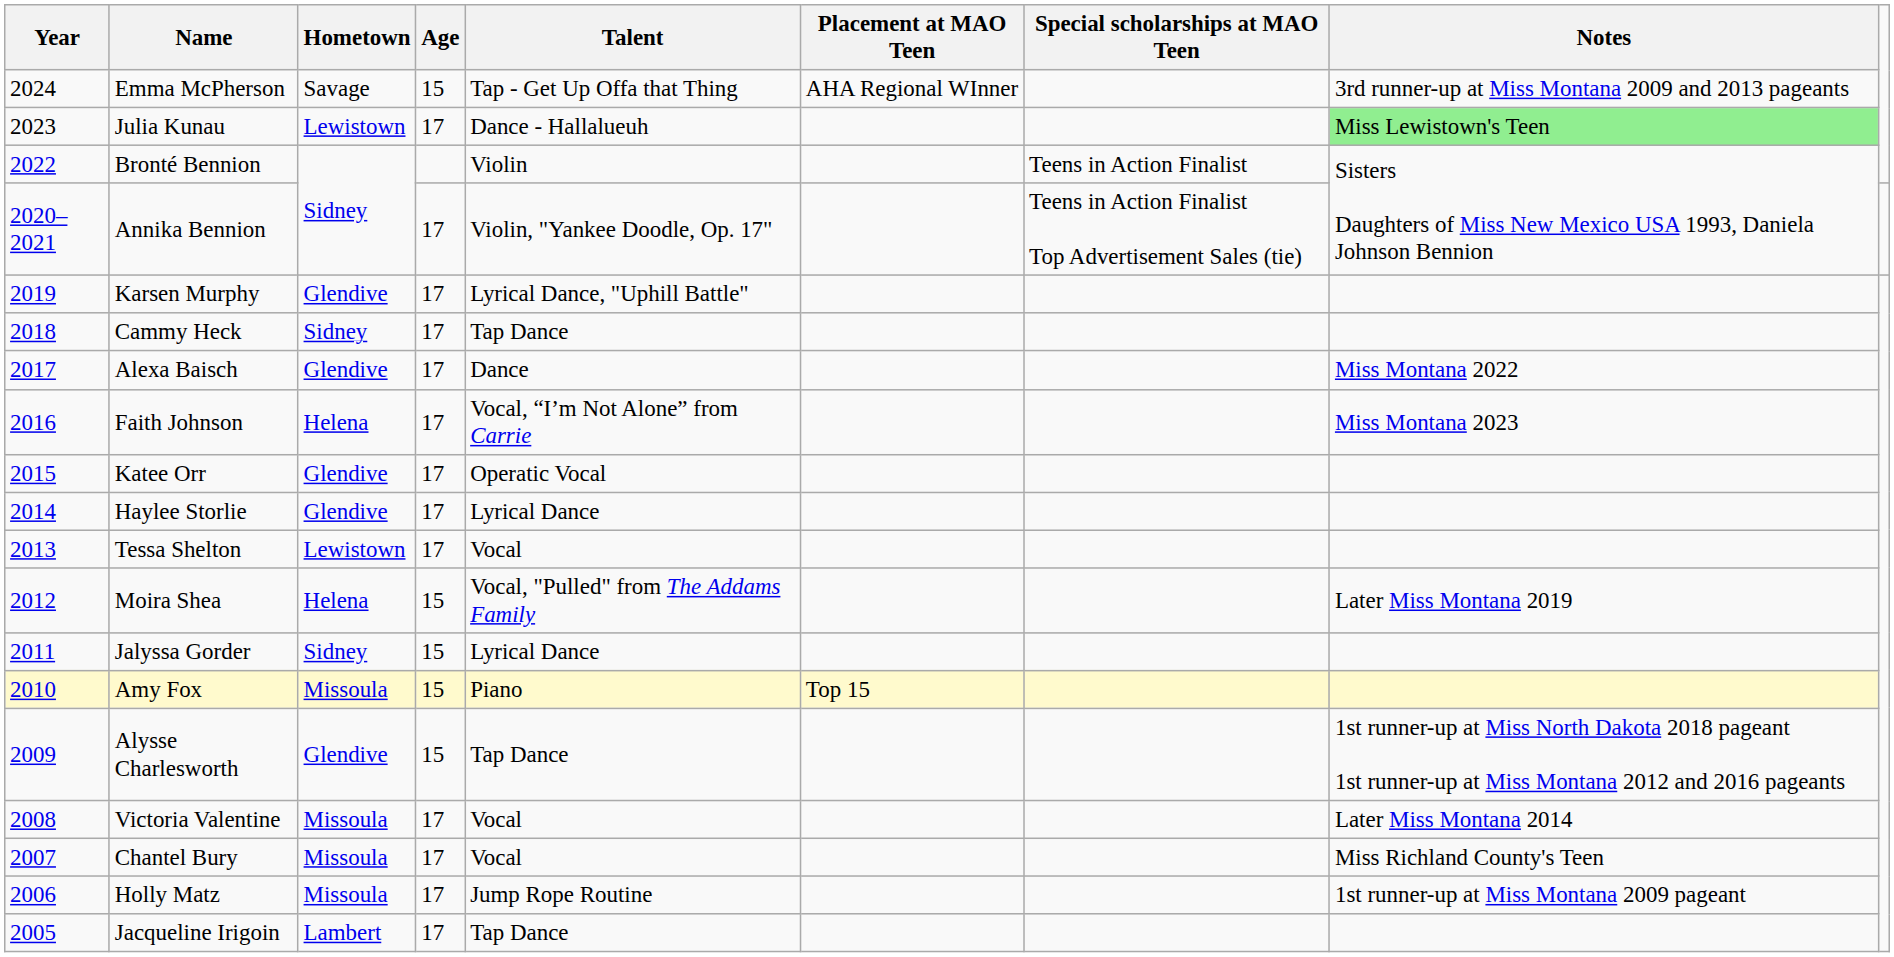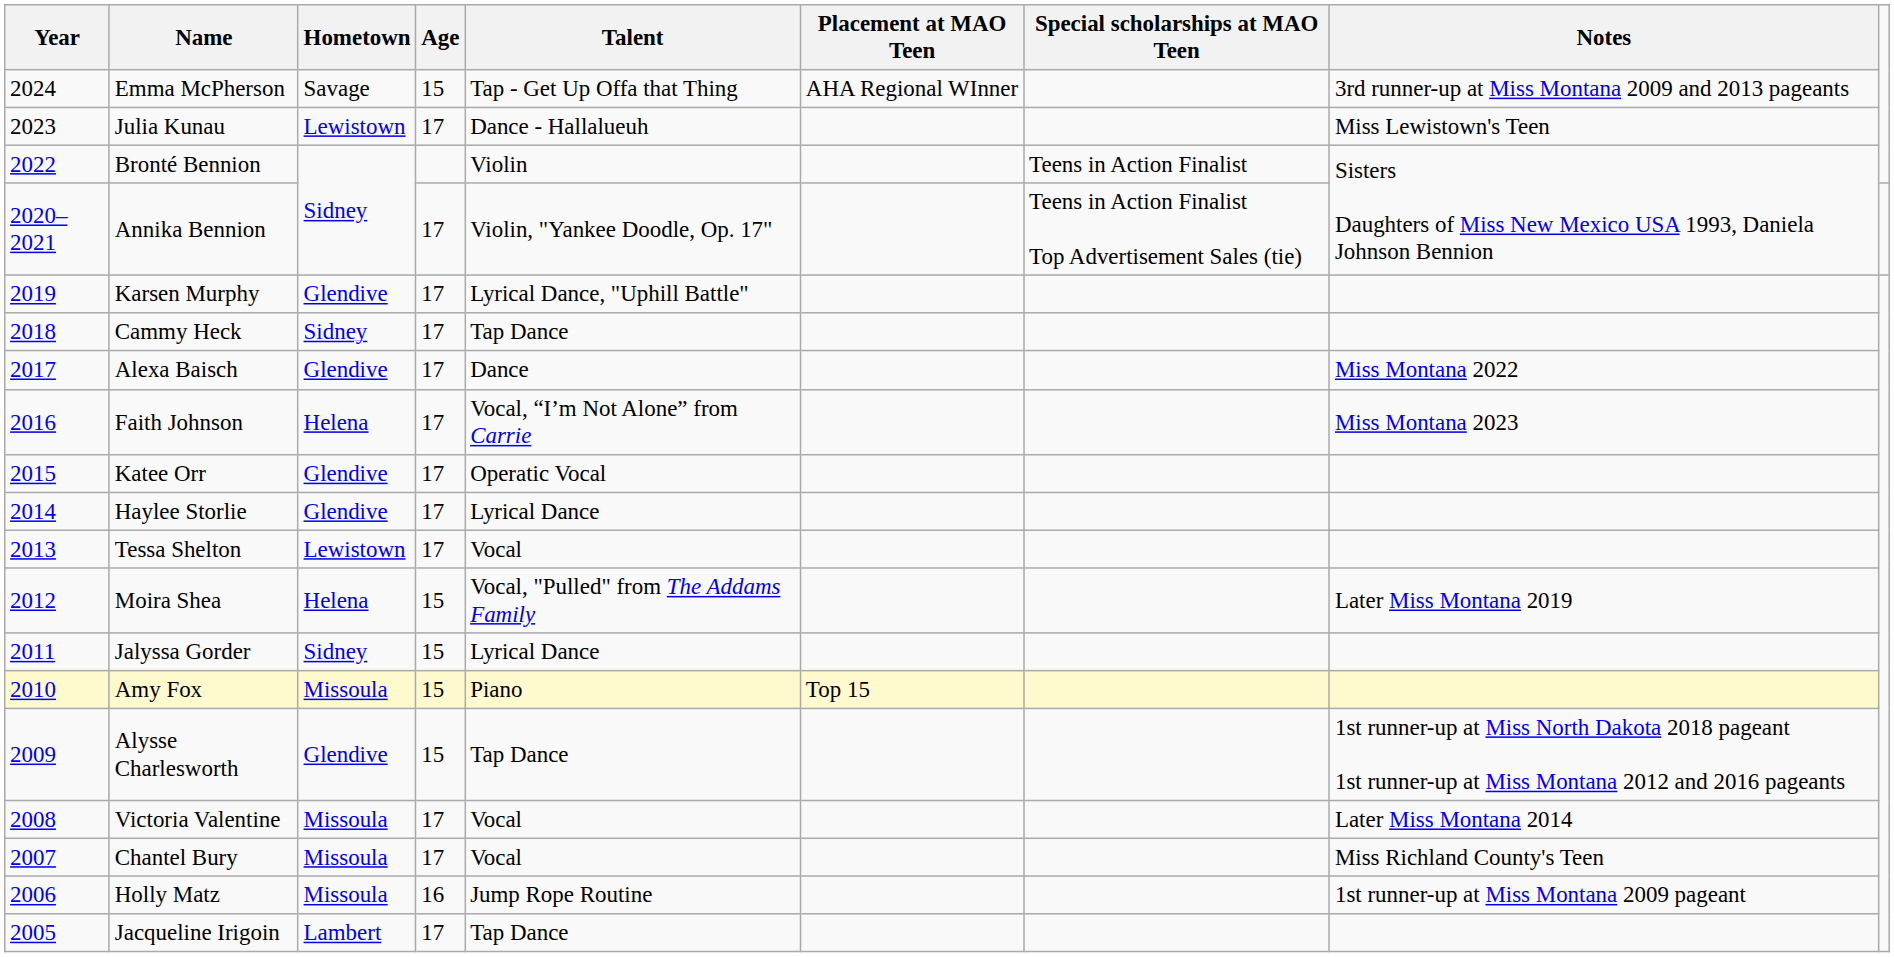(1442, 126) lightgreen background -> (1442, 126) no background
(433, 895) 17 -> (433, 895) 16
